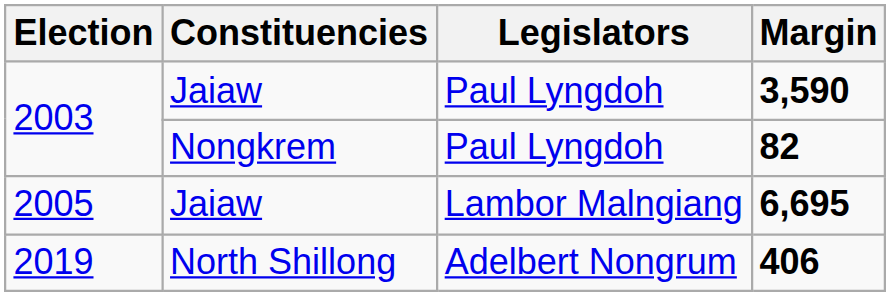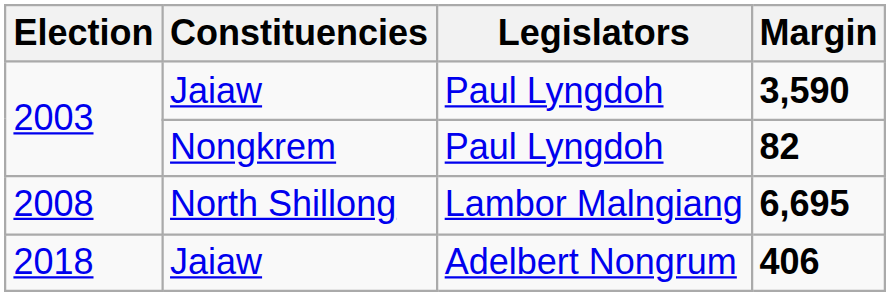(53, 204) 2005 -> (53, 204) 2008
(216, 204) Jaiaw -> (283, 204) North Shillong
(53, 261) 2019 -> (53, 261) 2018
(283, 261) North Shillong -> (216, 261) Jaiaw
